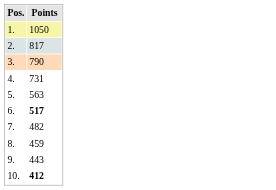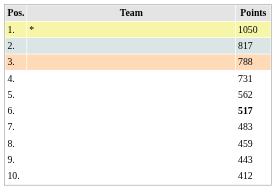+ column: (131, 13)
(37, 62) 790 -> (245, 62) 788
(37, 94) 563 -> (245, 94) 562
(37, 127) 482 -> (245, 127) 483
(37, 176) bold -> (245, 176) normal
